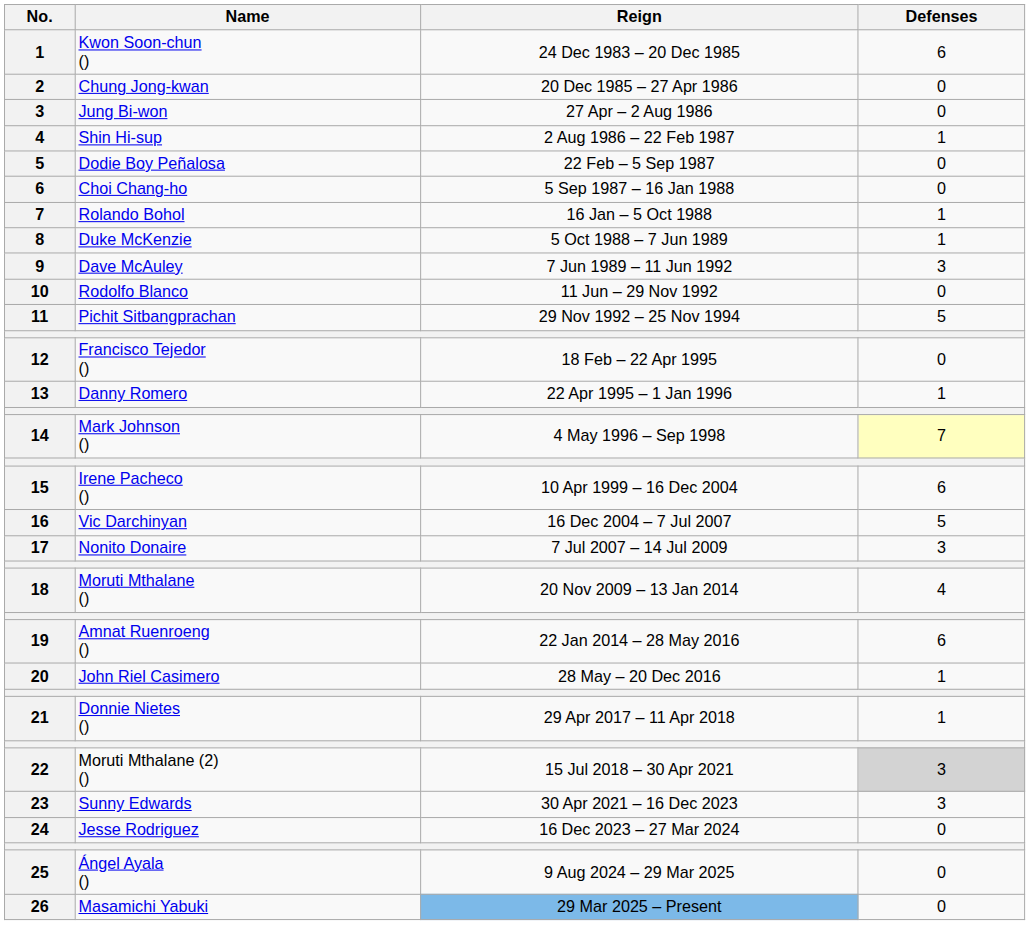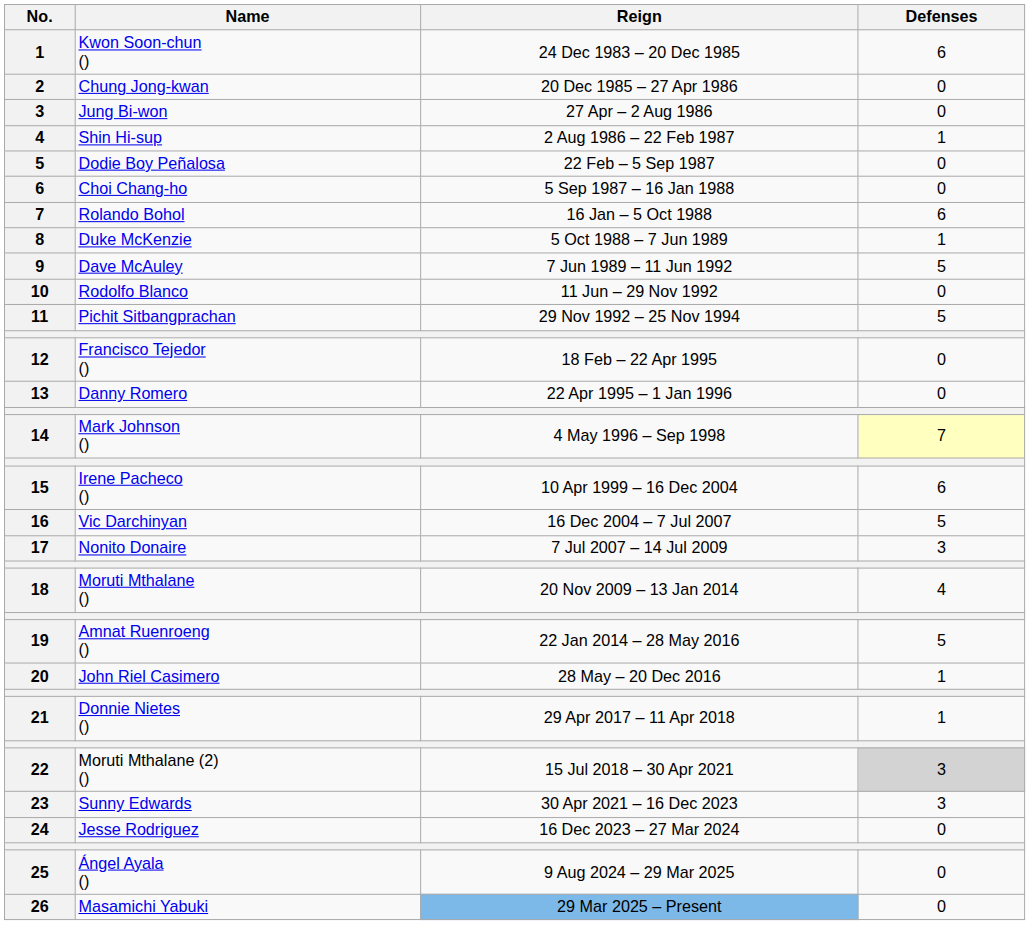(942, 214) 1 -> (942, 214) 6
(942, 266) 3 -> (942, 266) 5
(942, 394) 1 -> (942, 394) 0
(942, 641) 6 -> (942, 641) 5
